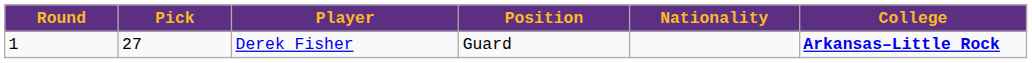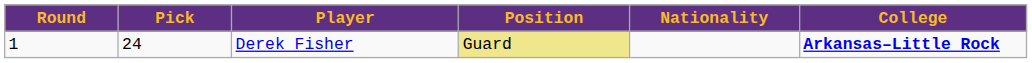(132, 45) 27 -> (132, 45) 24
(487, 45) no background -> (487, 45) khaki background
